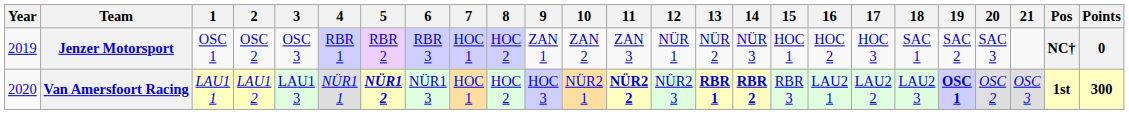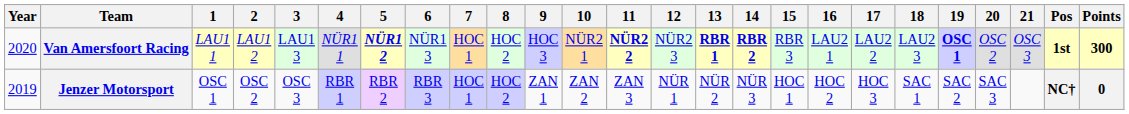rows swapped: (116, 48) <-> (116, 88)
